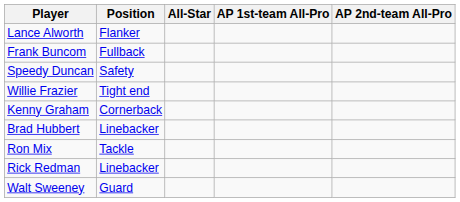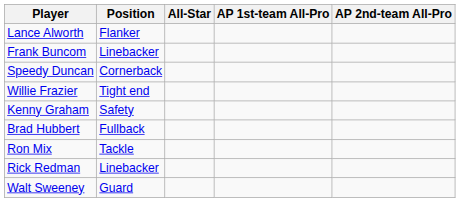(122, 52) Fullback -> (129, 52) Linebacker
(117, 71) Safety -> (131, 71) Cornerback
(131, 110) Cornerback -> (117, 110) Safety
(129, 129) Linebacker -> (122, 129) Fullback
